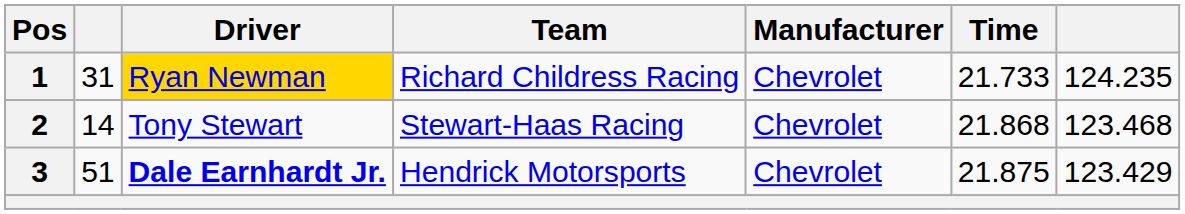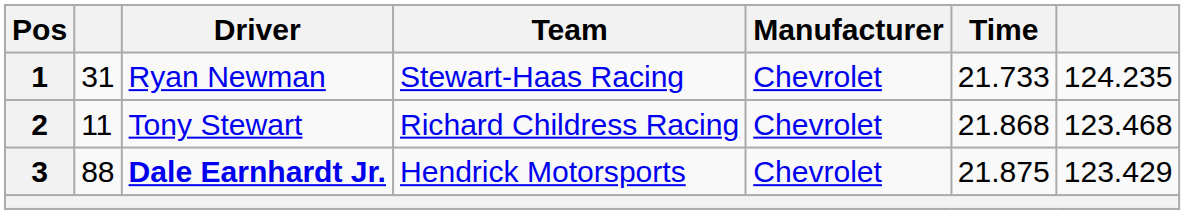(227, 77) gold background -> (227, 77) no background
(570, 77) Richard Childress Racing -> (542, 77) Stewart-Haas Racing
(98, 124) 14 -> (97, 124) 11
(542, 124) Stewart-Haas Racing -> (570, 124) Richard Childress Racing
(98, 172) 51 -> (98, 172) 88
